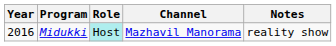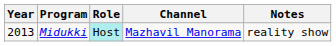(21, 32) 2016 -> (21, 32) 2013
